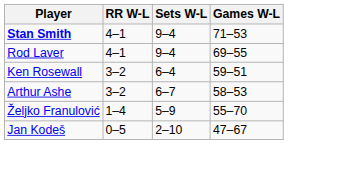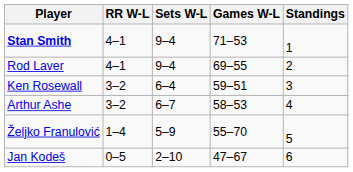+ column: (315, 14)
